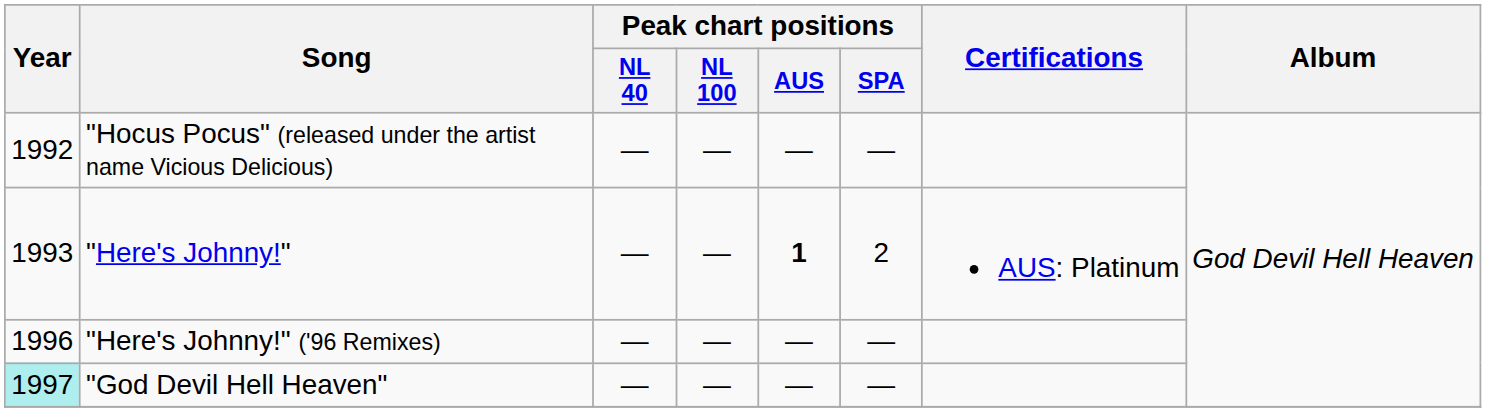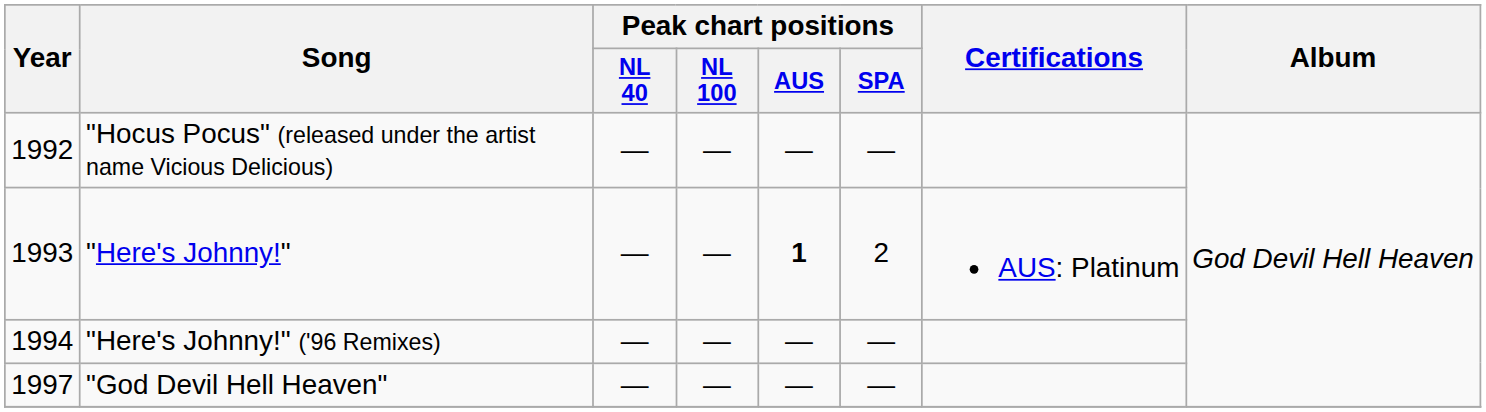(42, 340) 1996 -> (42, 340) 1994
(42, 384) paleturquoise background -> (42, 384) no background
